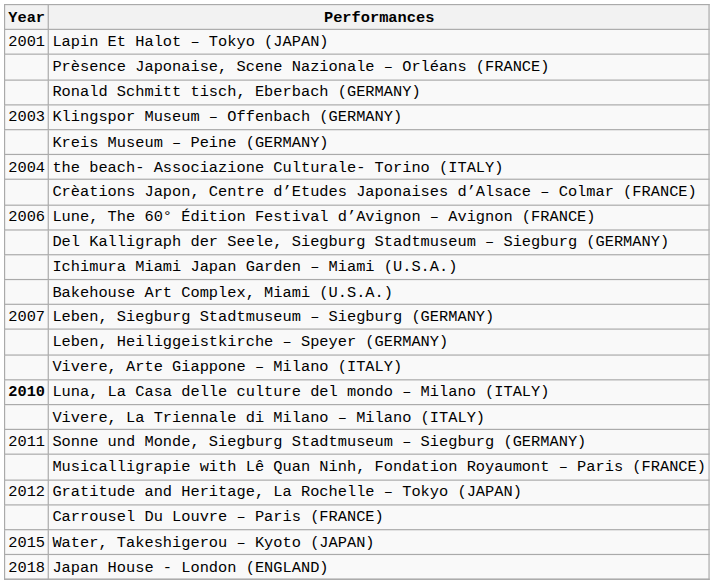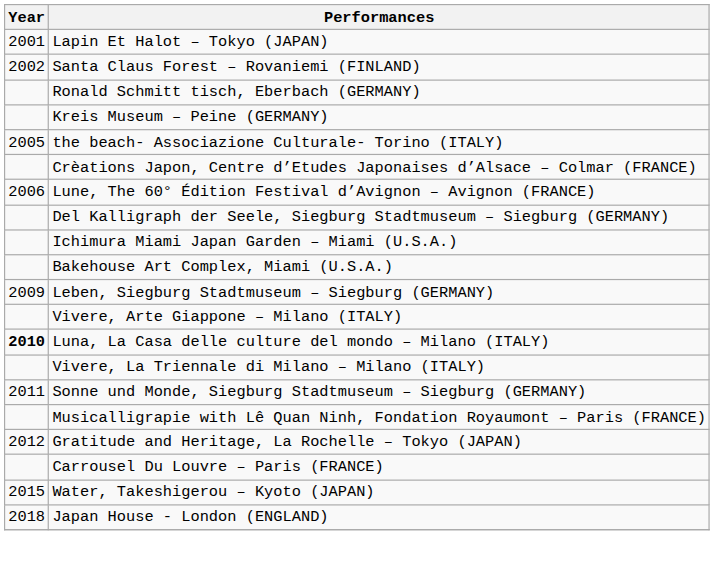- row: (301, 67)
+ row: (236, 67)
- row: (227, 117)
(27, 167) 2004 -> (27, 142) 2005
(27, 317) 2007 -> (27, 292) 2009
- row: (250, 342)
